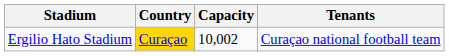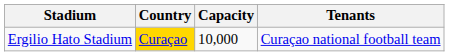(218, 39) 10,002 -> (218, 39) 10,000
